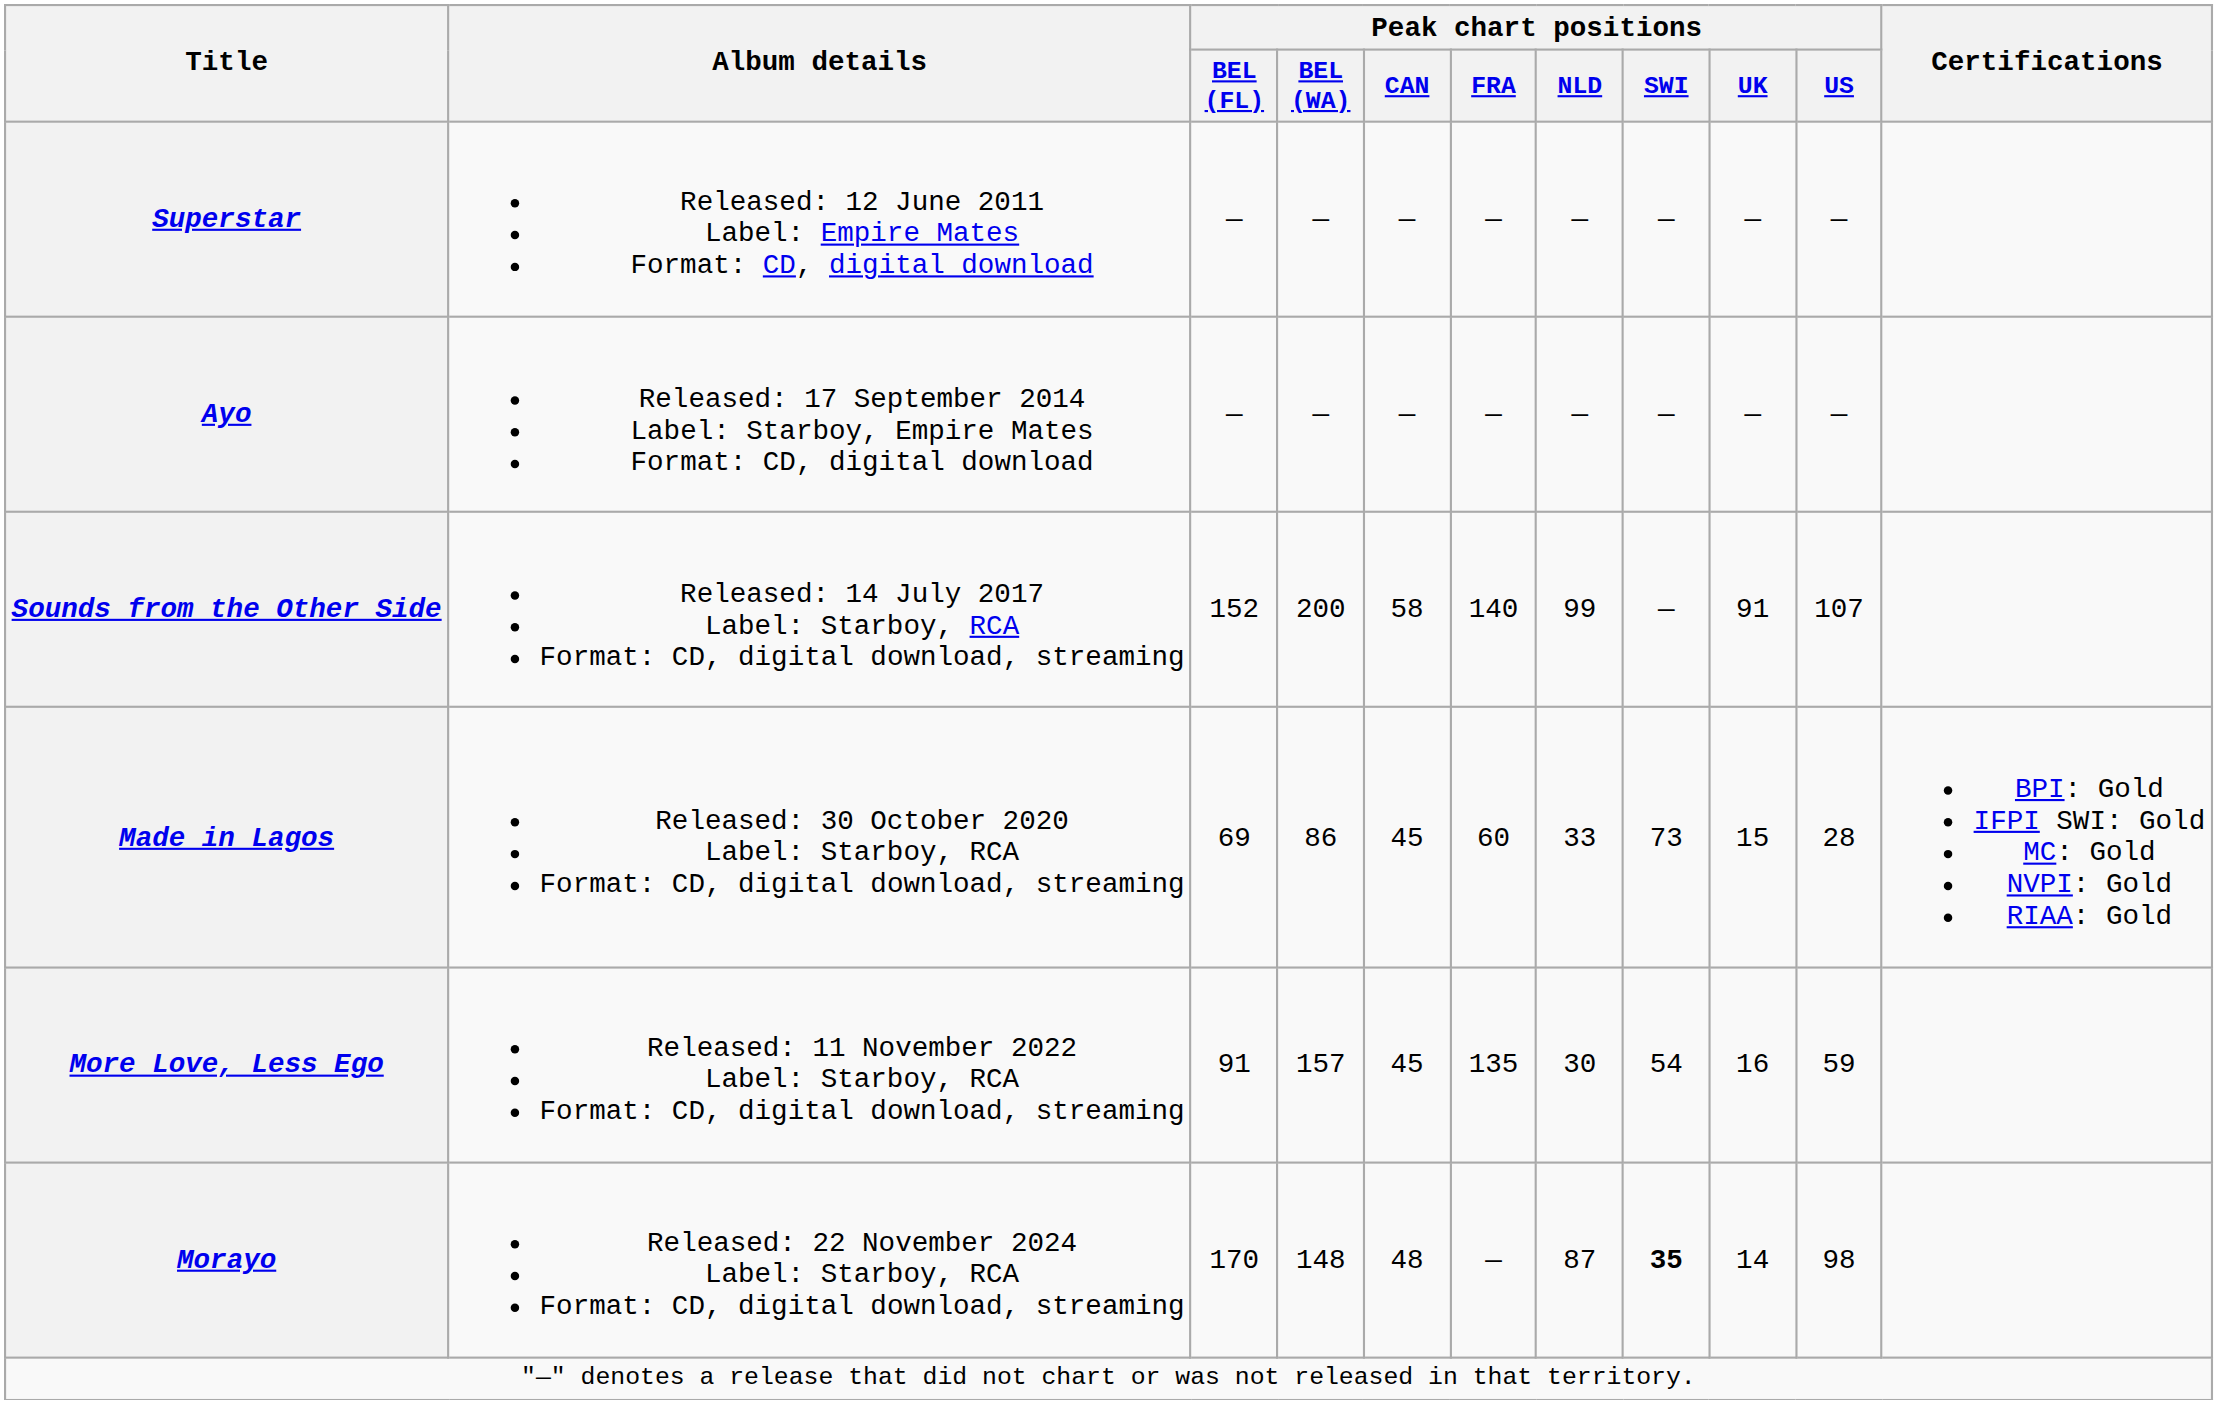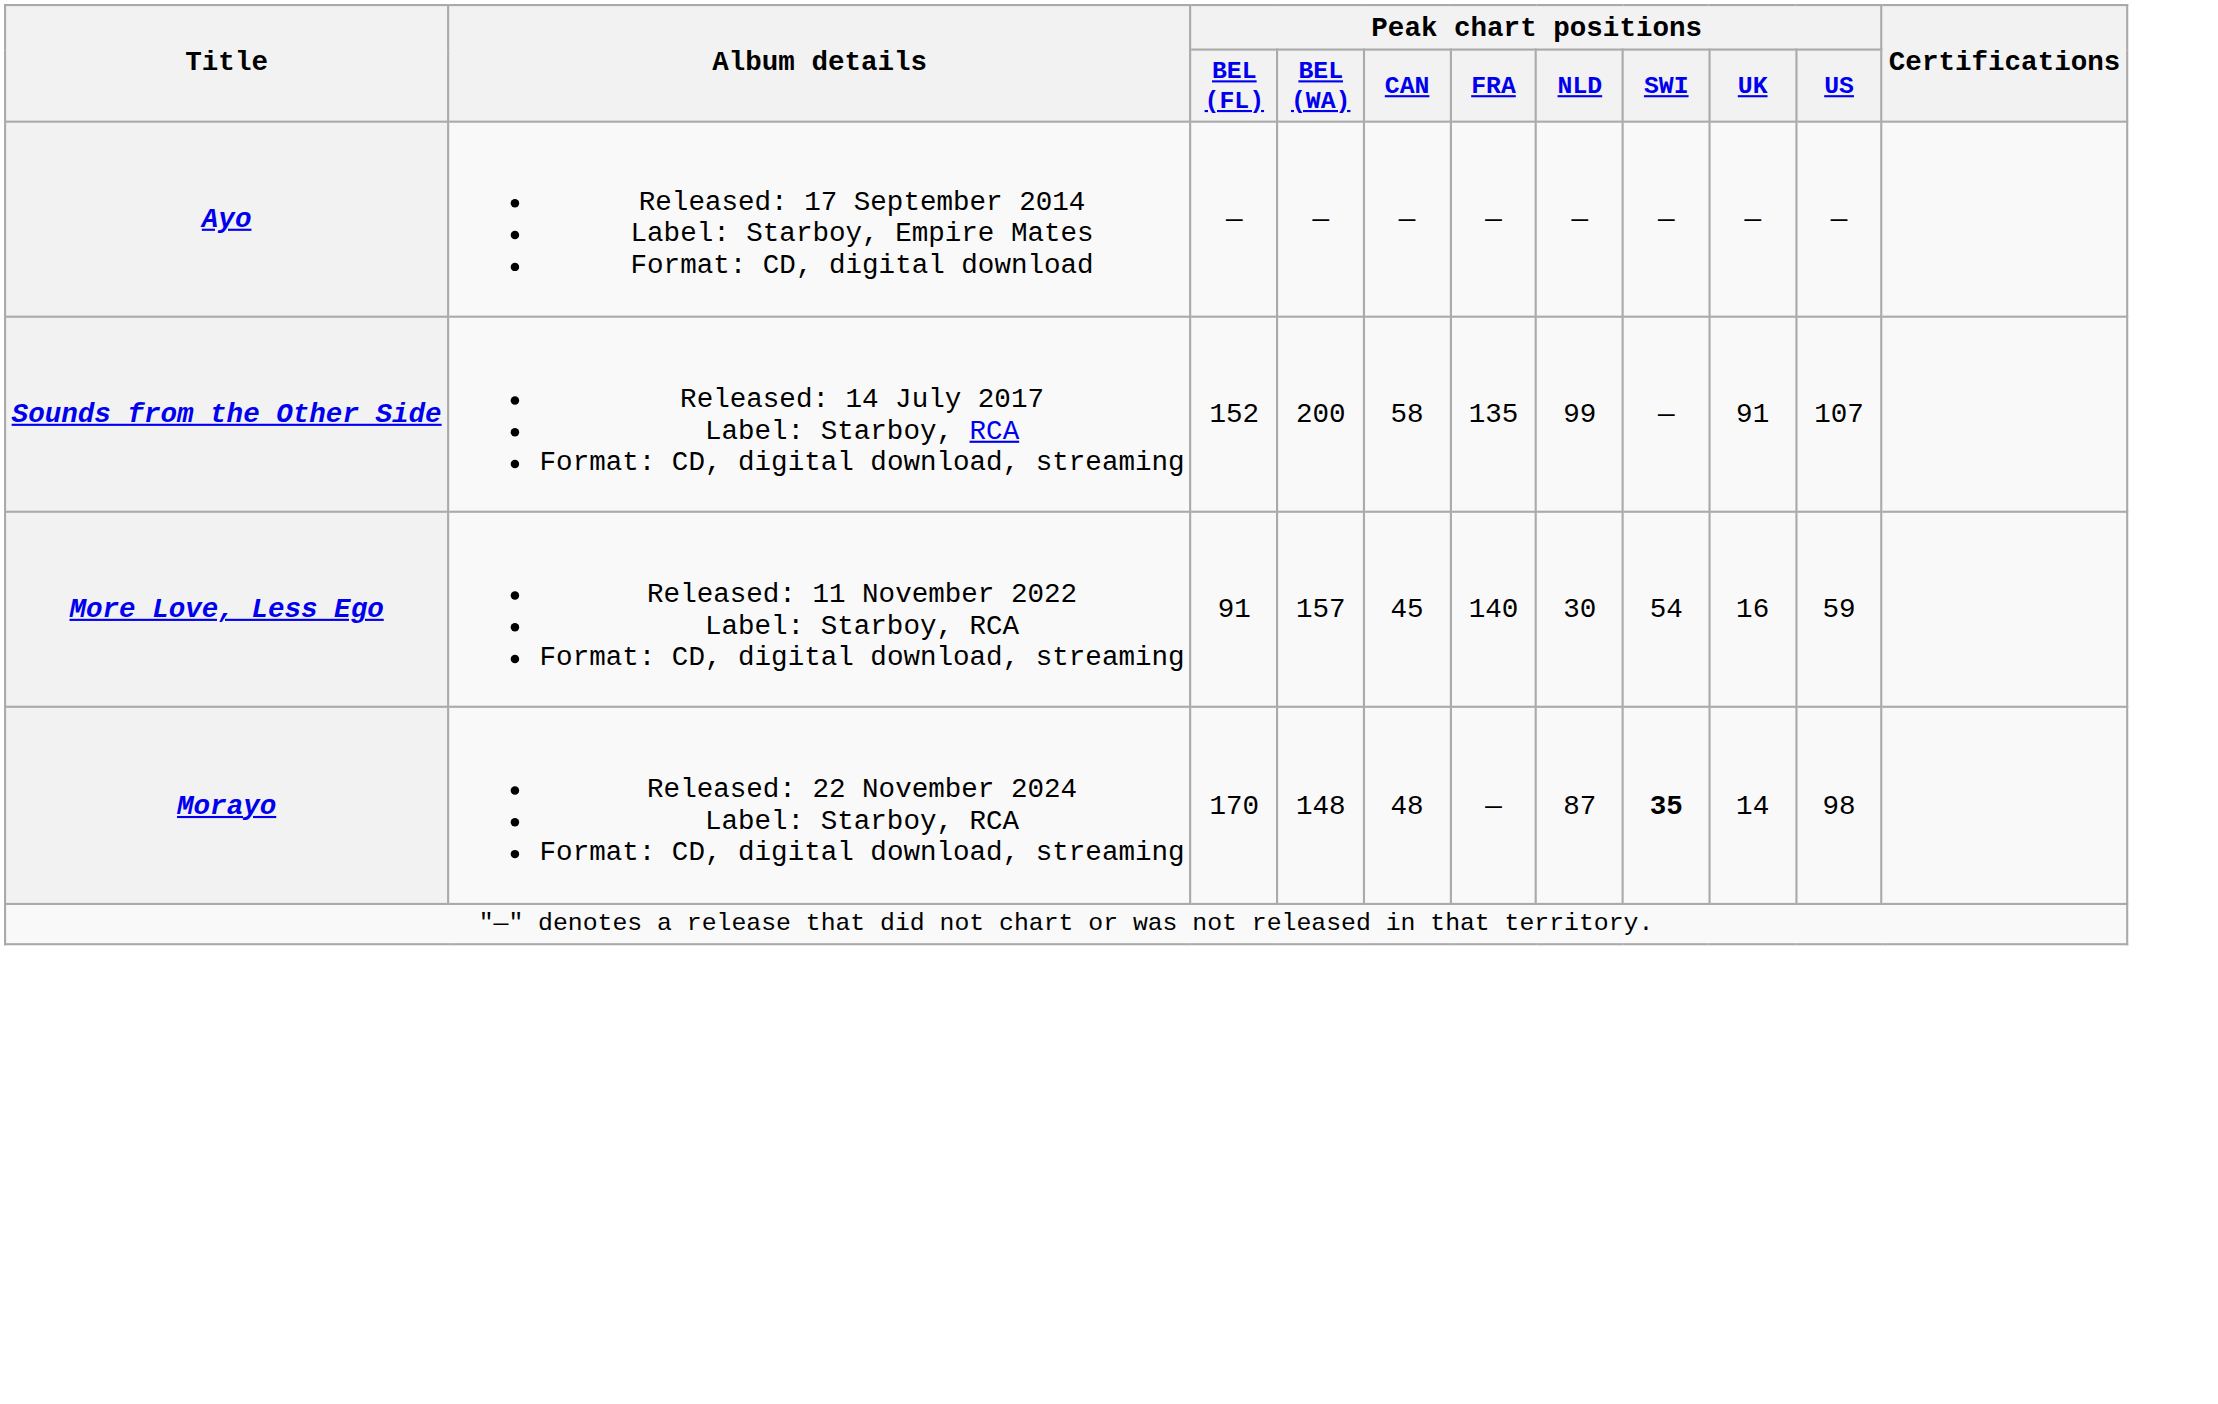- row: (227, 219)
(1493, 610) 140 -> (1493, 414) 135
- row: (227, 837)
(1493, 1064) 135 -> (1493, 610) 140
